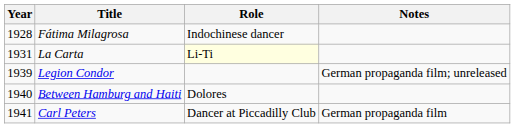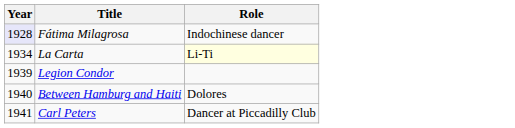- column: (414, 14)
(20, 34) no background -> (20, 34) lavender background
(20, 53) 1931 -> (20, 53) 1934
